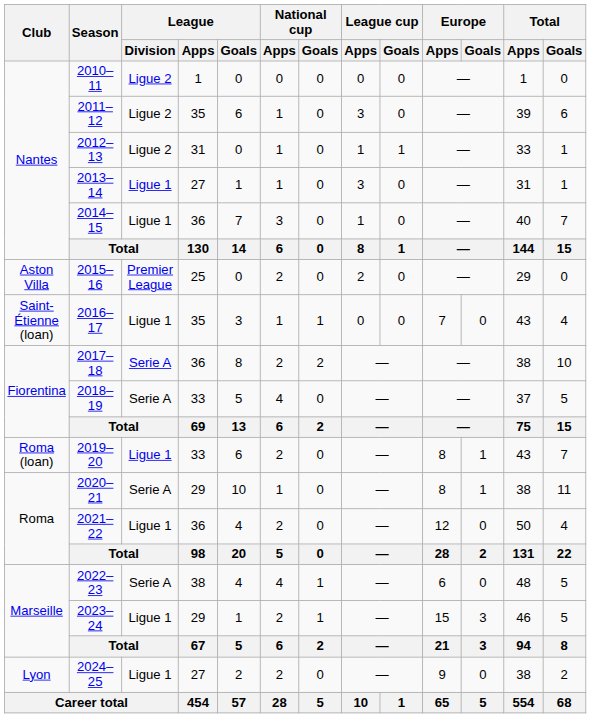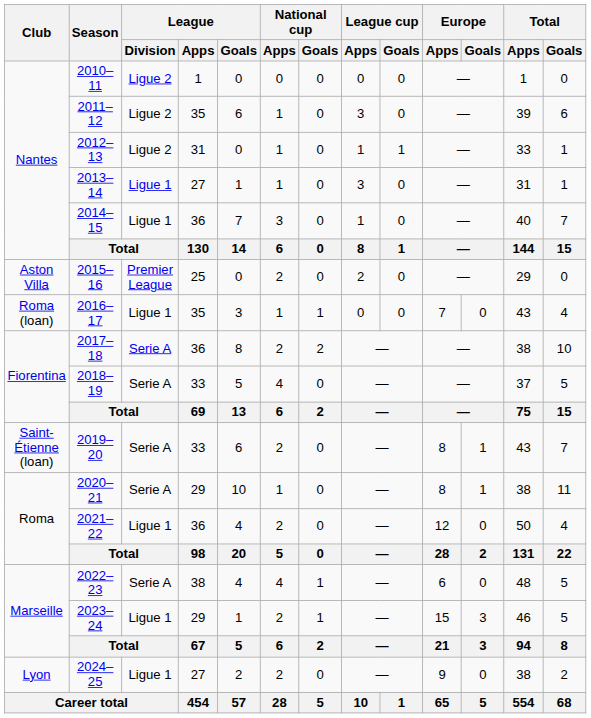(37, 320) Saint-Étienne (loan) -> (37, 312) Roma (loan)
(37, 455) Roma (loan) -> (37, 447) Saint-Étienne (loan)
(150, 455) Ligue 1 -> (150, 447) Serie A
